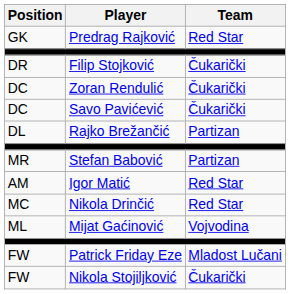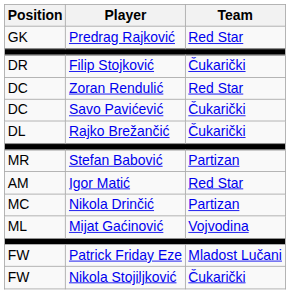(217, 88) Čukarički -> (216, 88) Red Star
(214, 132) Partizan -> (217, 132) Čukarički
(216, 204) Red Star -> (214, 204) Partizan
